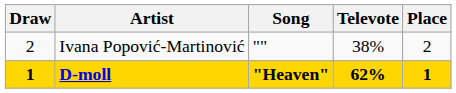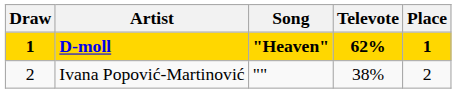rows swapped: (85, 74) <-> (152, 46)
